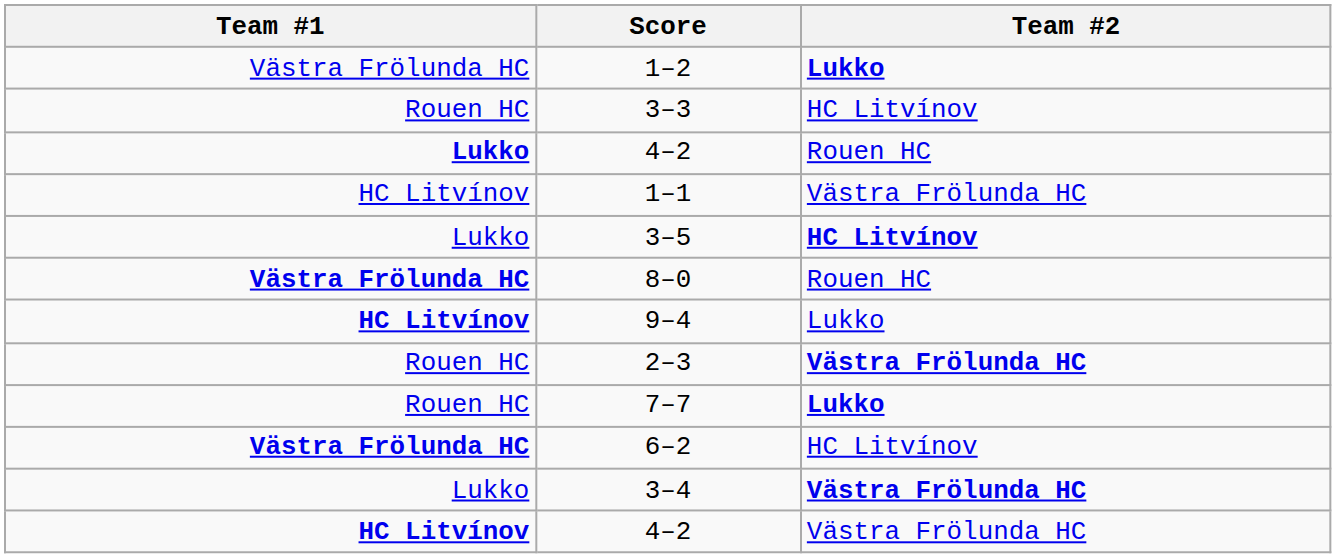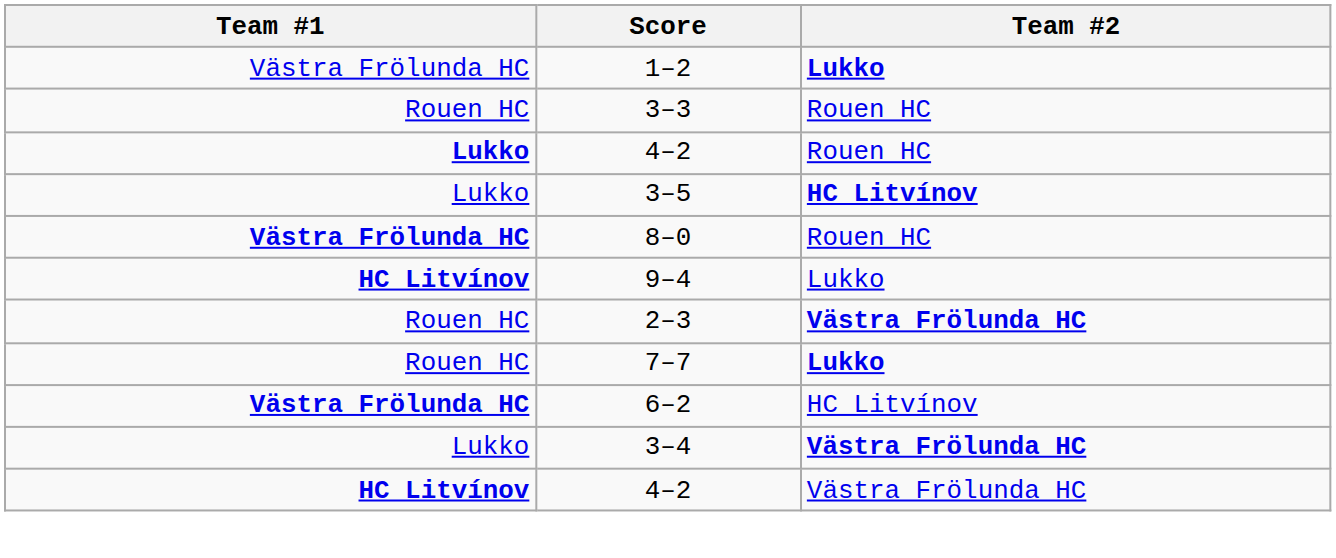(892, 110) HC Litvínov -> (869, 110) Rouen HC
- row: (444, 195)
